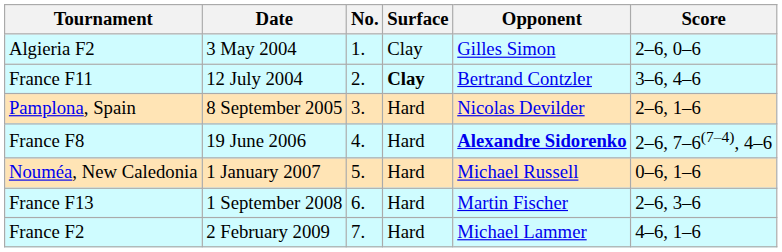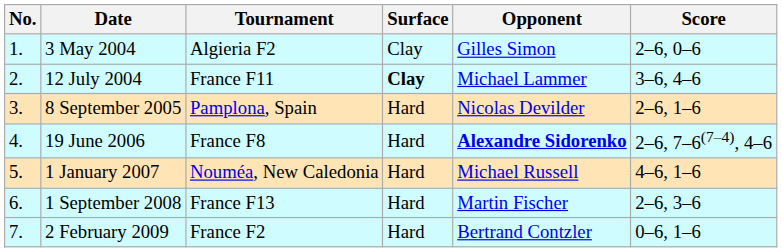columns swapped: (365, 19) <-> (103, 19)
(525, 78) Bertrand Contzler -> (522, 78) Michael Lammer
(668, 172) 0–6, 1–6 -> (668, 172) 4–6, 1–6
(522, 232) Michael Lammer -> (525, 232) Bertrand Contzler
(668, 232) 4–6, 1–6 -> (668, 232) 0–6, 1–6
